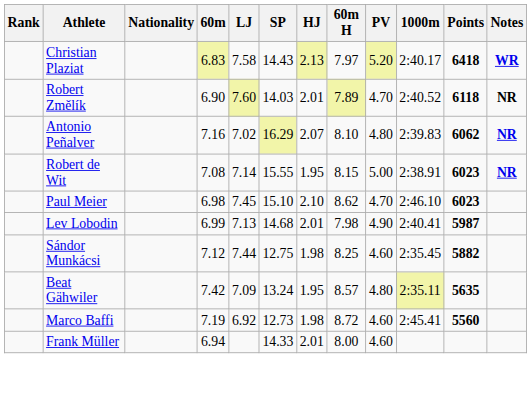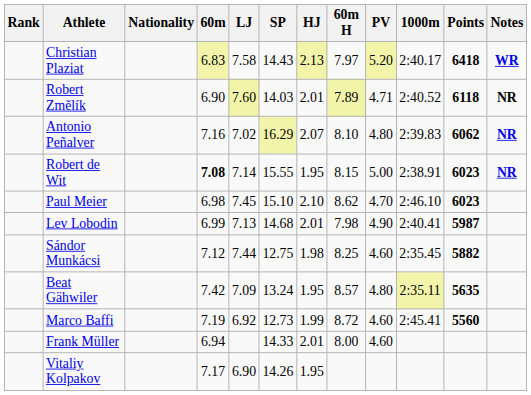(381, 97) 4.70 -> (381, 97) 4.71
(213, 172) normal -> (213, 172) bold
(312, 320) 1.98 -> (312, 320) 1.99
+ row: (73, 371)
